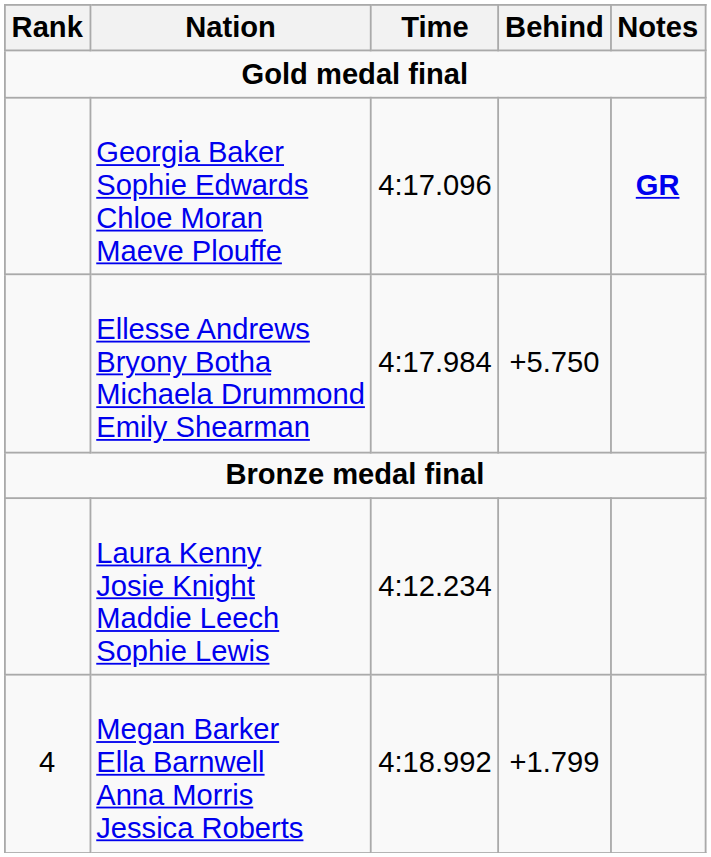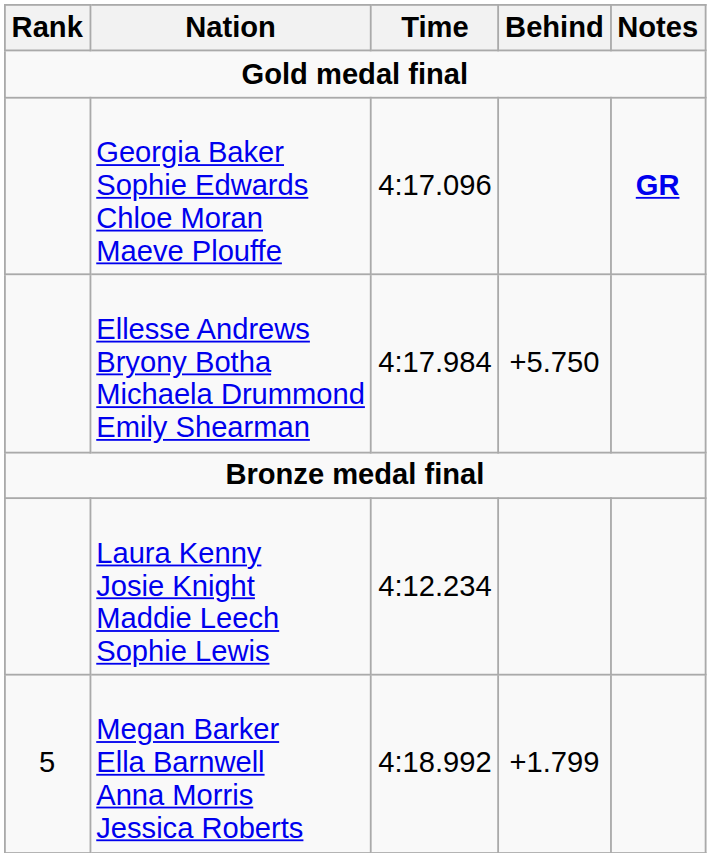(47, 763) 4 -> (47, 763) 5
